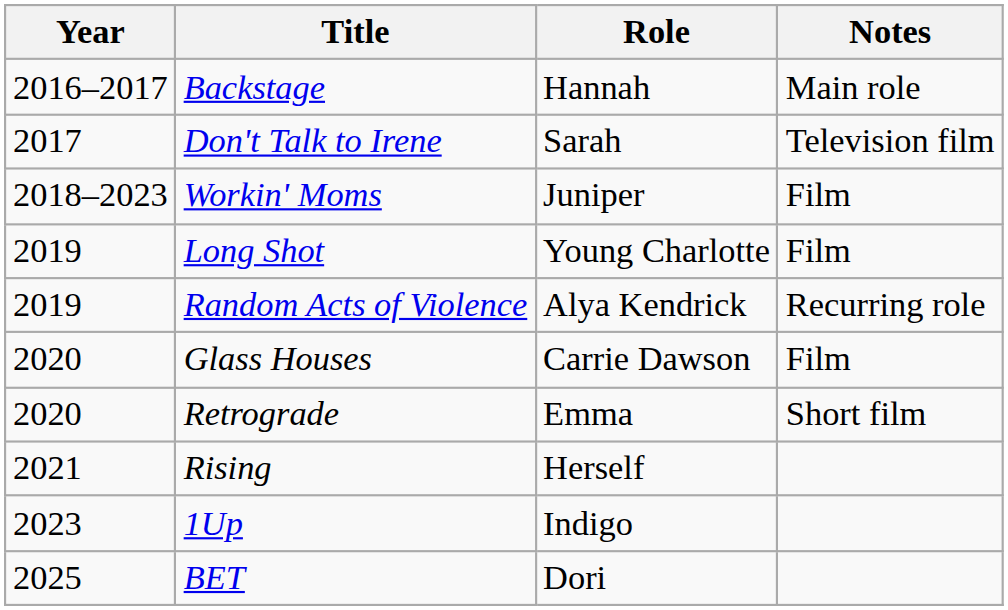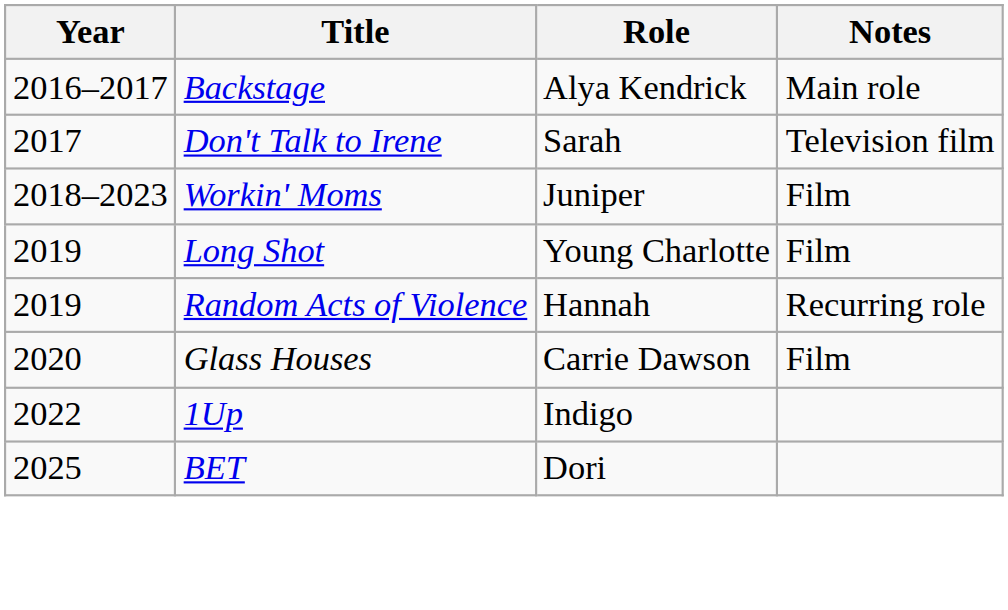(597, 86) Hannah -> (645, 86) Alya Kendrick
(645, 304) Alya Kendrick -> (597, 304) Hannah
- row: (261, 413)
- row: (228, 468)
(47, 522) 2023 -> (47, 413) 2022
